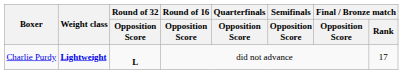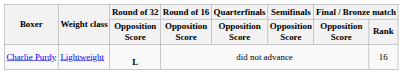(83, 57) bold -> (82, 57) normal
(383, 57) 17 -> (383, 57) 16
